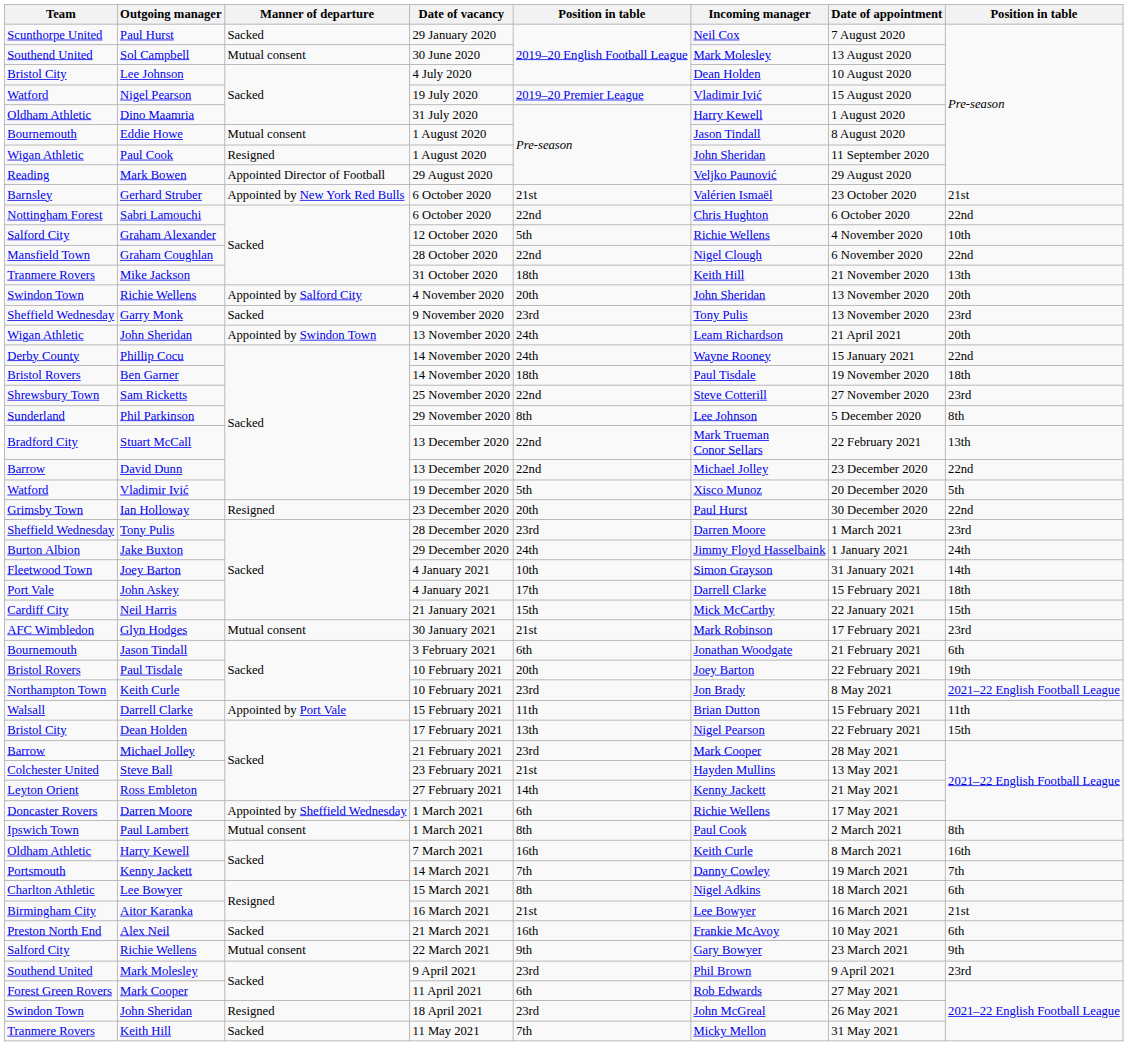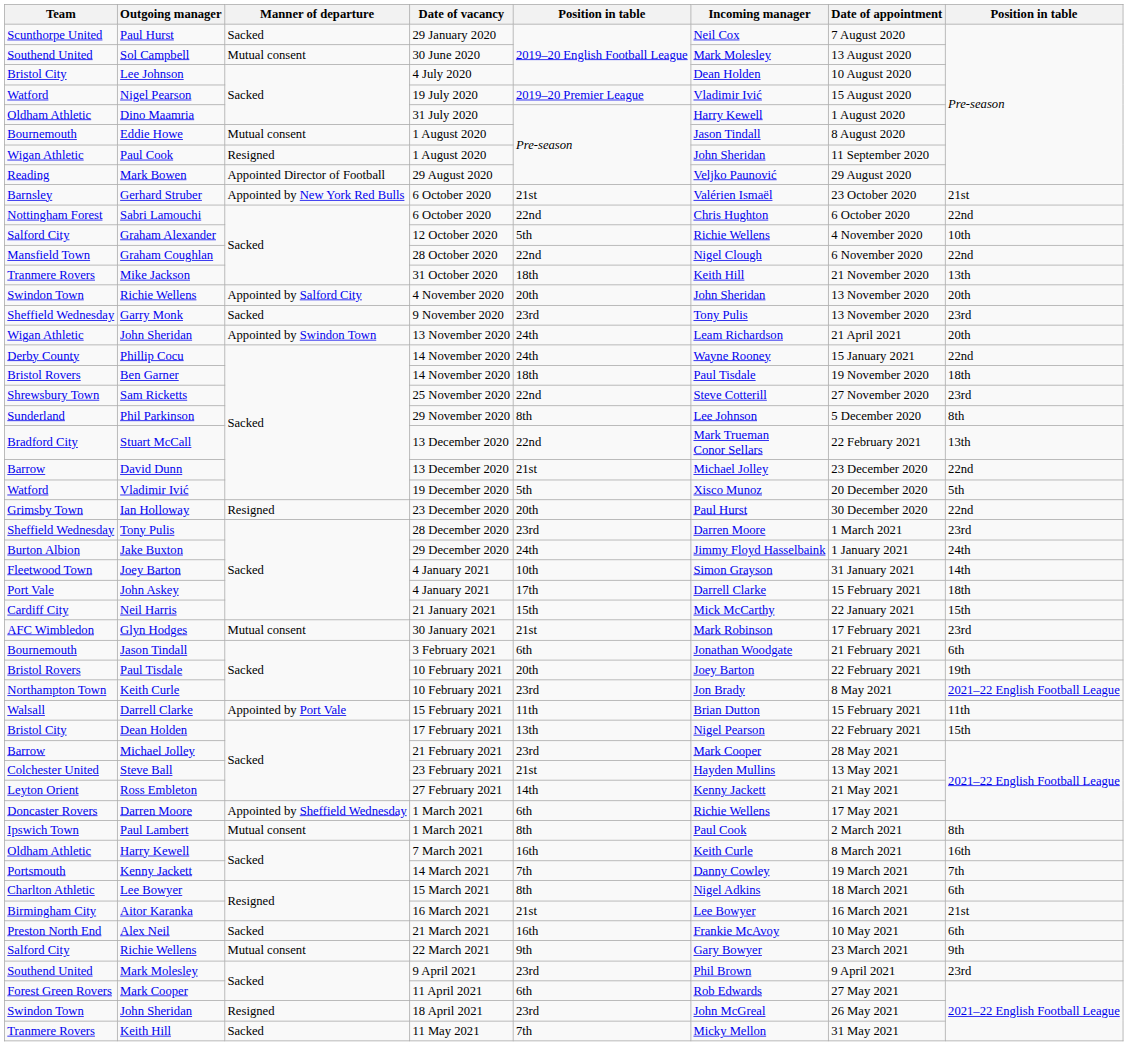(529, 469) 22nd -> (527, 469) 21st
